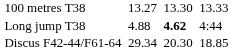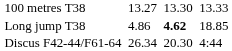(139, 25) 4.88 -> (139, 25) 4.86
(211, 25) 4:44 -> (214, 25) 18.85
(142, 43) 29.34 -> (142, 43) 26.34
(214, 43) 18.85 -> (211, 43) 4:44
